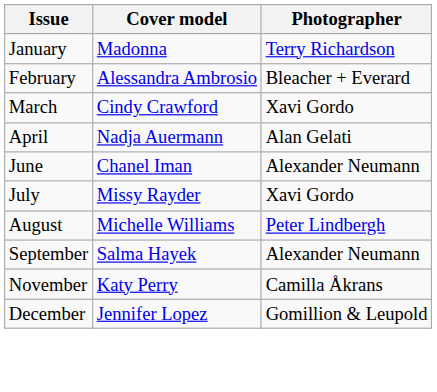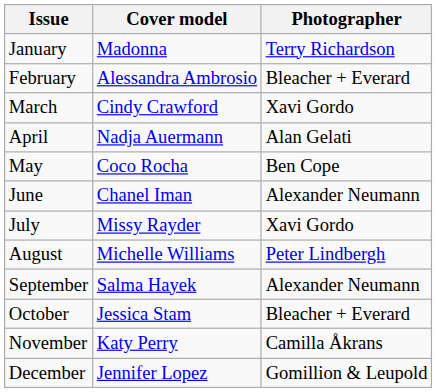+ row: (26, 166)
+ row: (39, 313)
